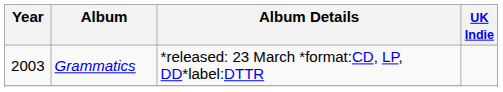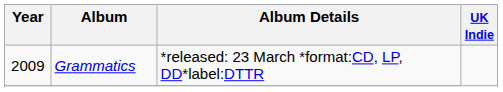(28, 66) 2003 -> (28, 66) 2009
